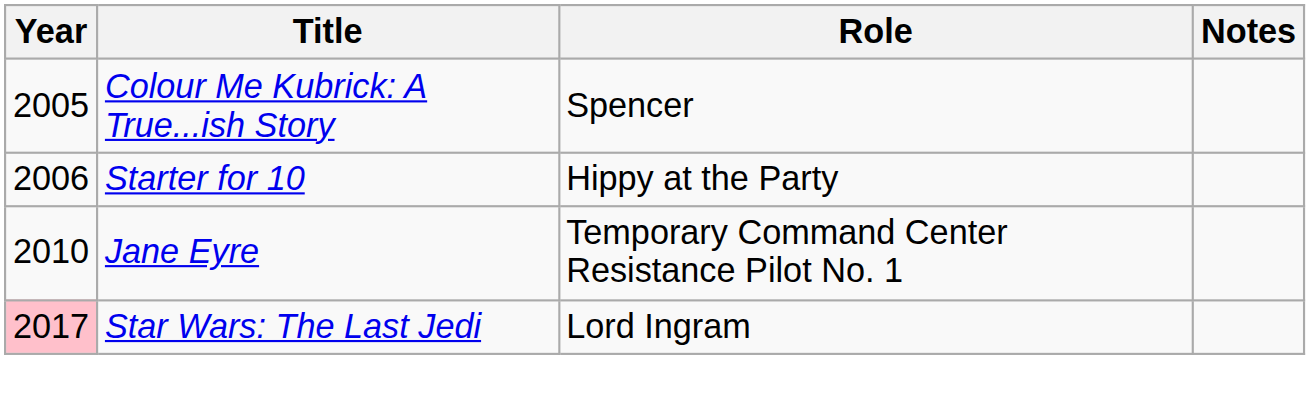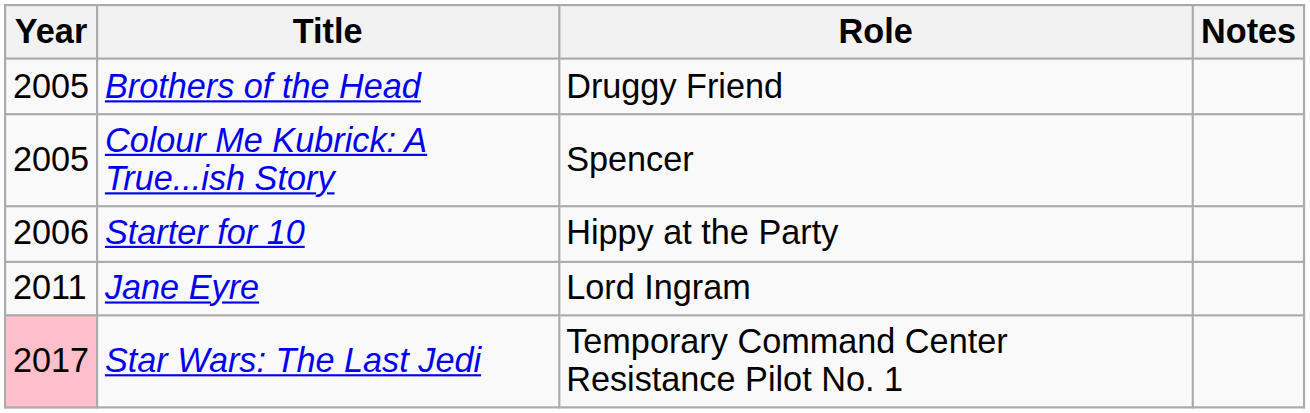+ row: (263, 85)
(51, 252) 2010 -> (50, 287) 2011
(787, 252) Temporary Command Center Resistance Pilot No. 1 -> (658, 287) Lord Ingram
(658, 325) Lord Ingram -> (787, 360) Temporary Command Center Resistance Pilot No. 1
